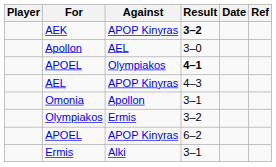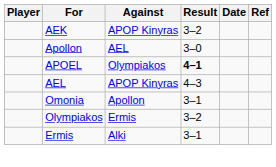(193, 30) bold -> (193, 30) normal
- row: (64, 135)
